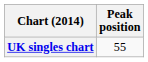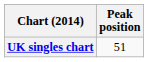(120, 47) 55 -> (120, 47) 51
